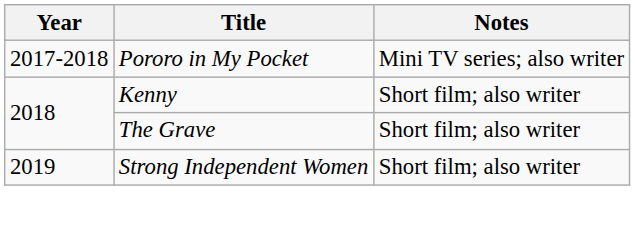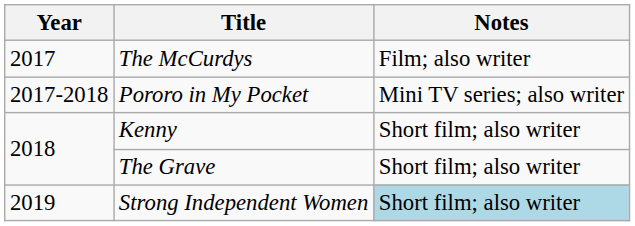+ row: (186, 58)
(479, 166) no background -> (479, 202) lightblue background
